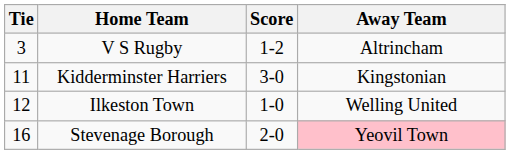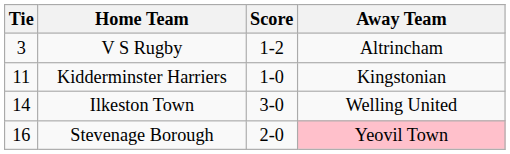(272, 76) 3-0 -> (272, 76) 1-0
(21, 105) 12 -> (21, 105) 14
(272, 105) 1-0 -> (272, 105) 3-0
